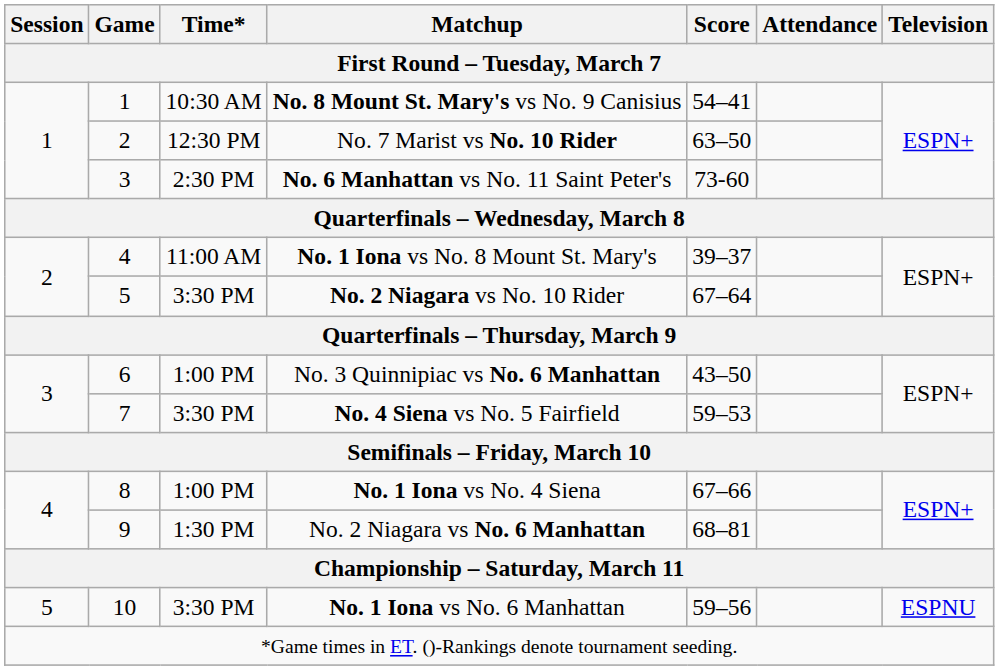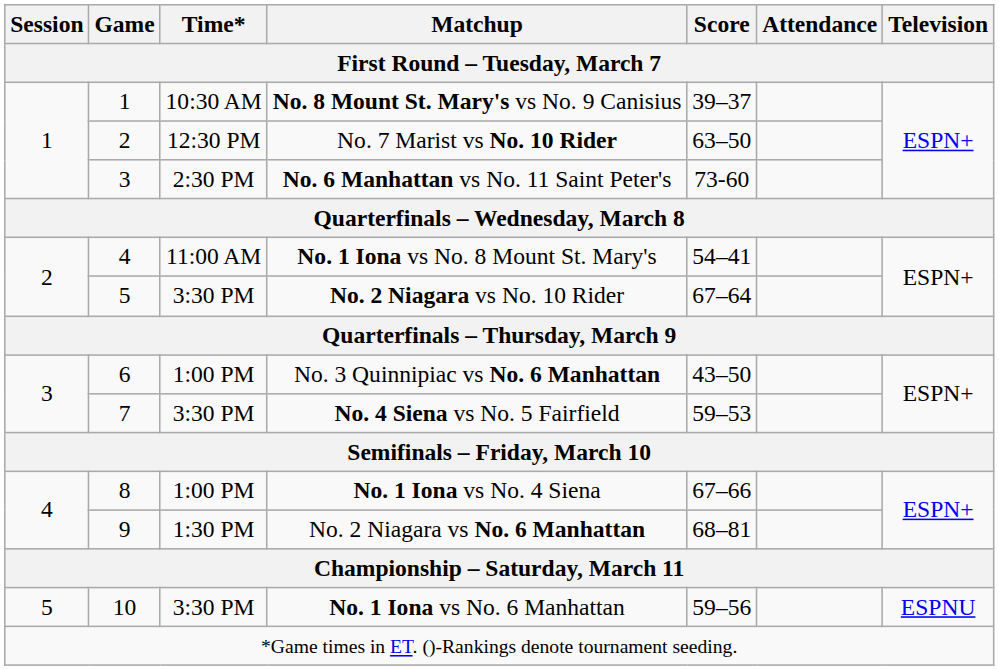(722, 101) 54–41 -> (722, 101) 39–37
(722, 257) 39–37 -> (722, 257) 54–41
